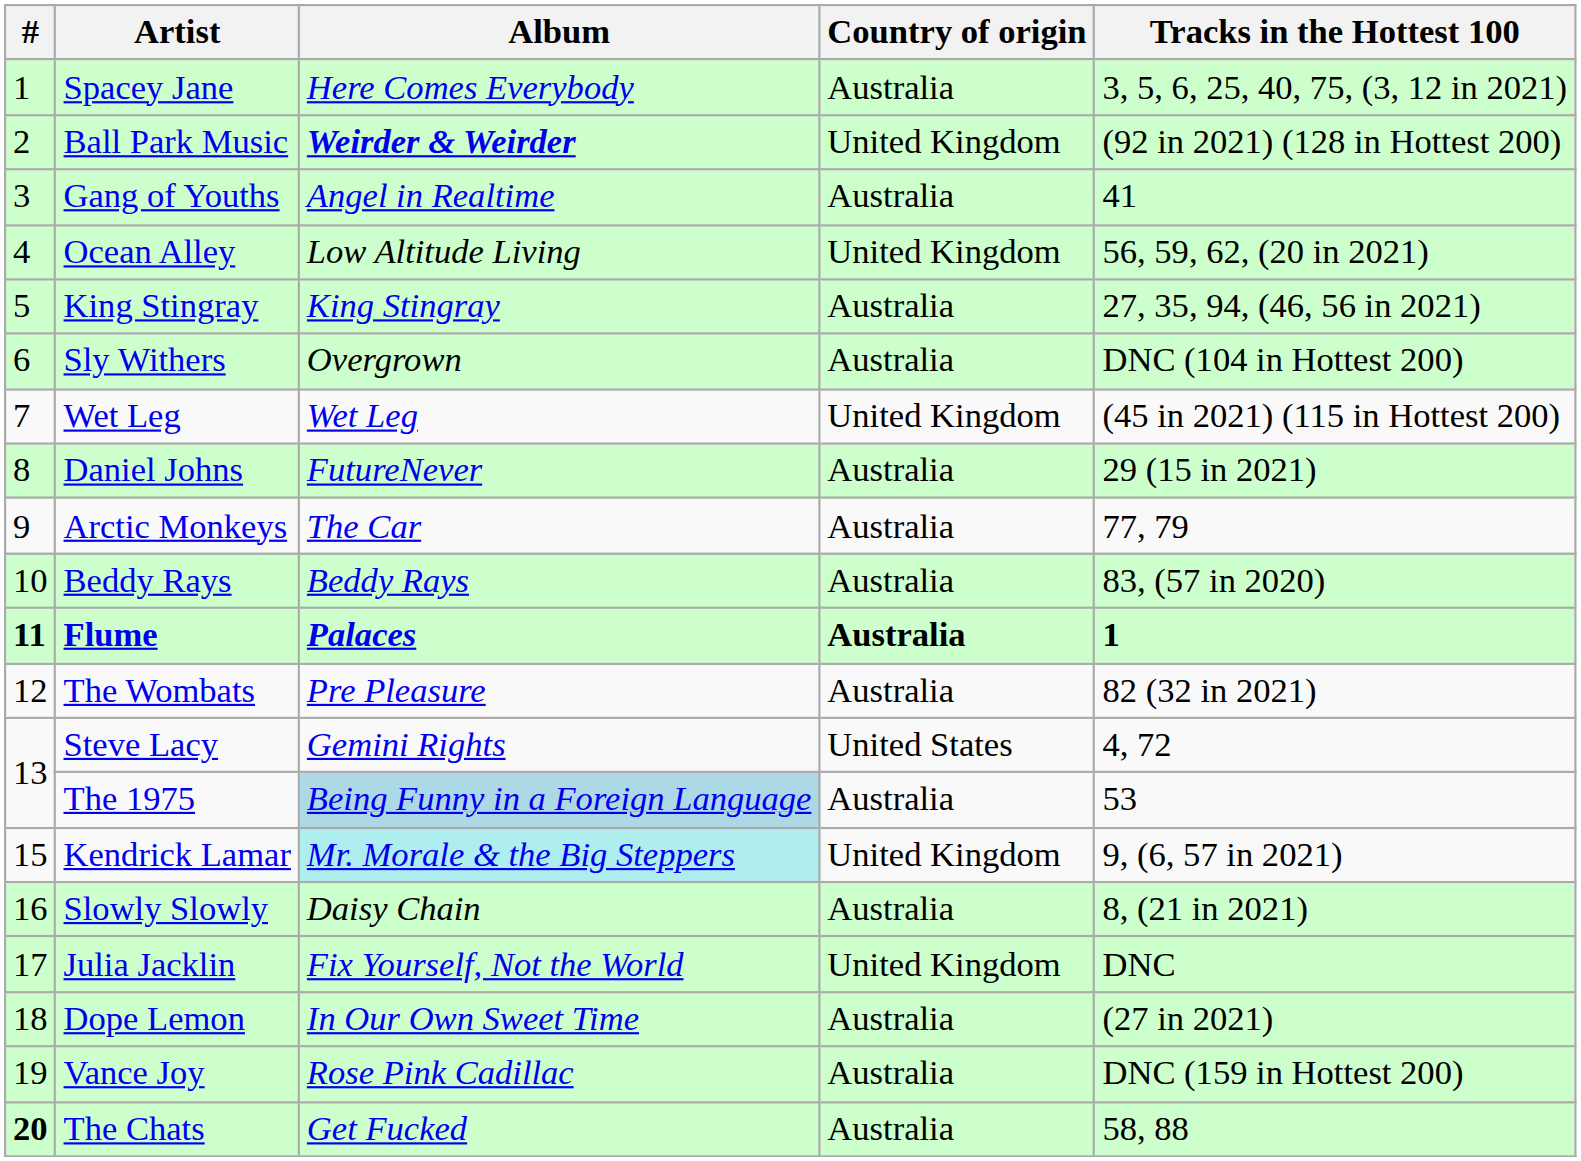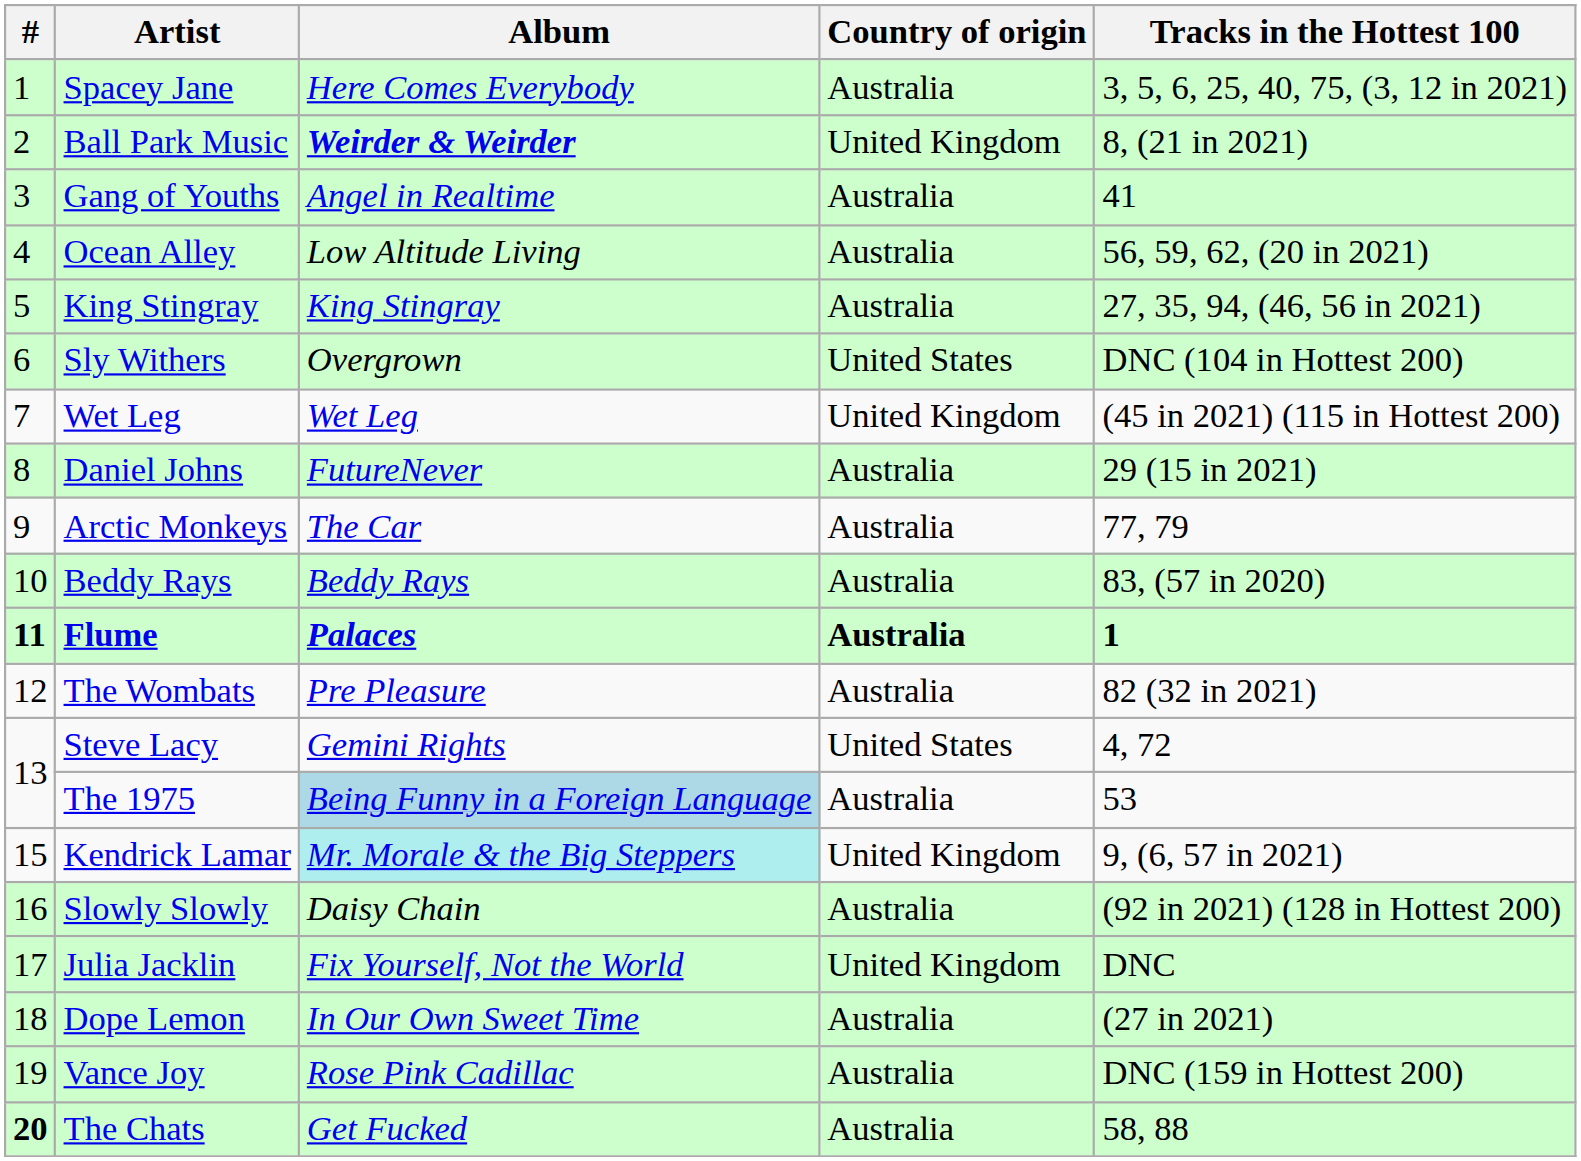(1332, 141) (92 in 2021) (128 in Hottest 200) -> (1205, 141) 8, (21 in 2021)
(944, 251) United Kingdom -> (891, 251) Australia
(891, 360) Australia -> (920, 360) United States
(1205, 908) 8, (21 in 2021) -> (1332, 908) (92 in 2021) (128 in Hottest 200)
